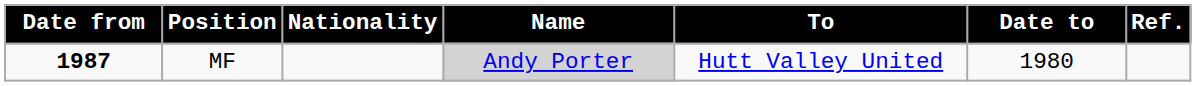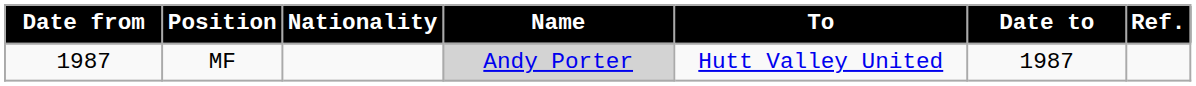(84, 62) bold -> (84, 62) normal
(1047, 62) 1980 -> (1047, 62) 1987
